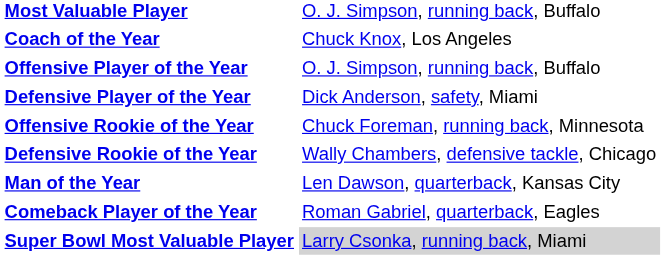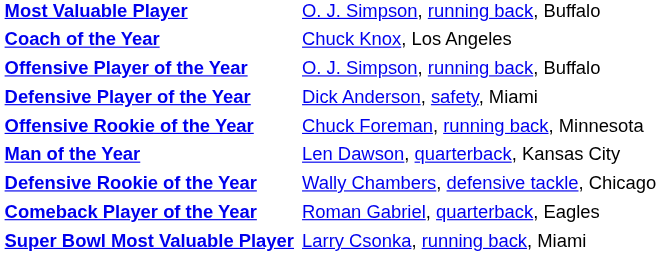rows swapped: (131, 154) <-> (72, 183)
(444, 240) lightgrey background -> (444, 240) no background
